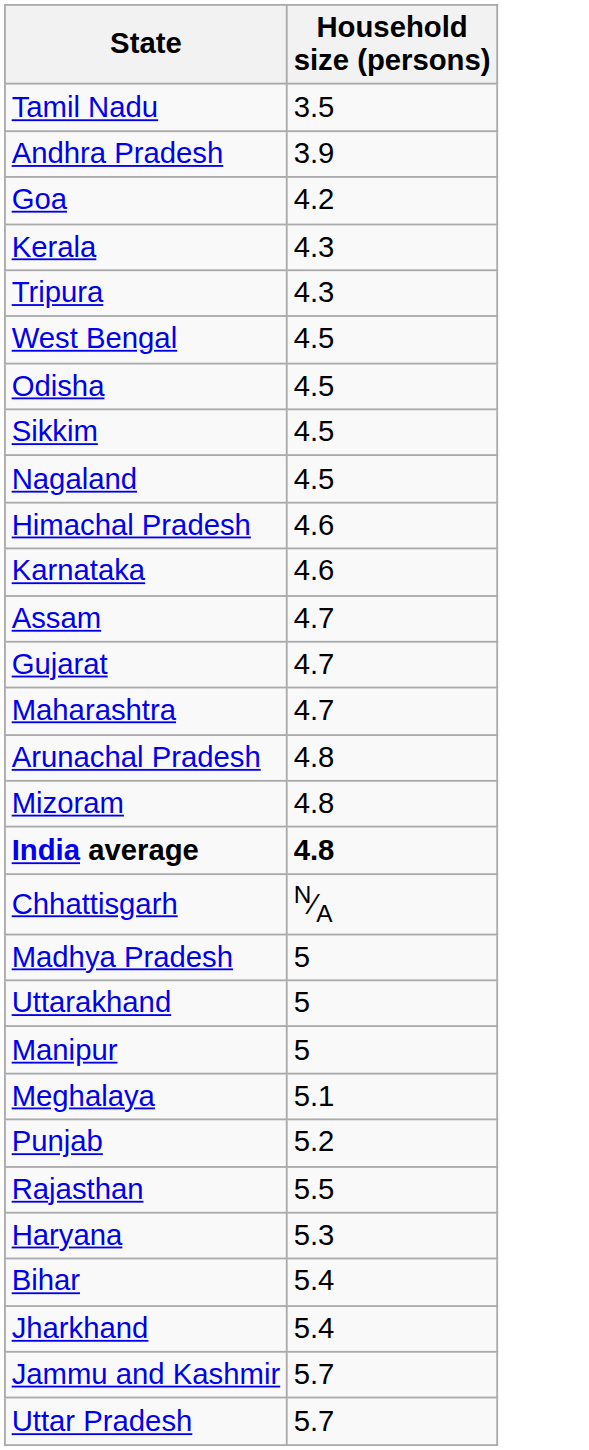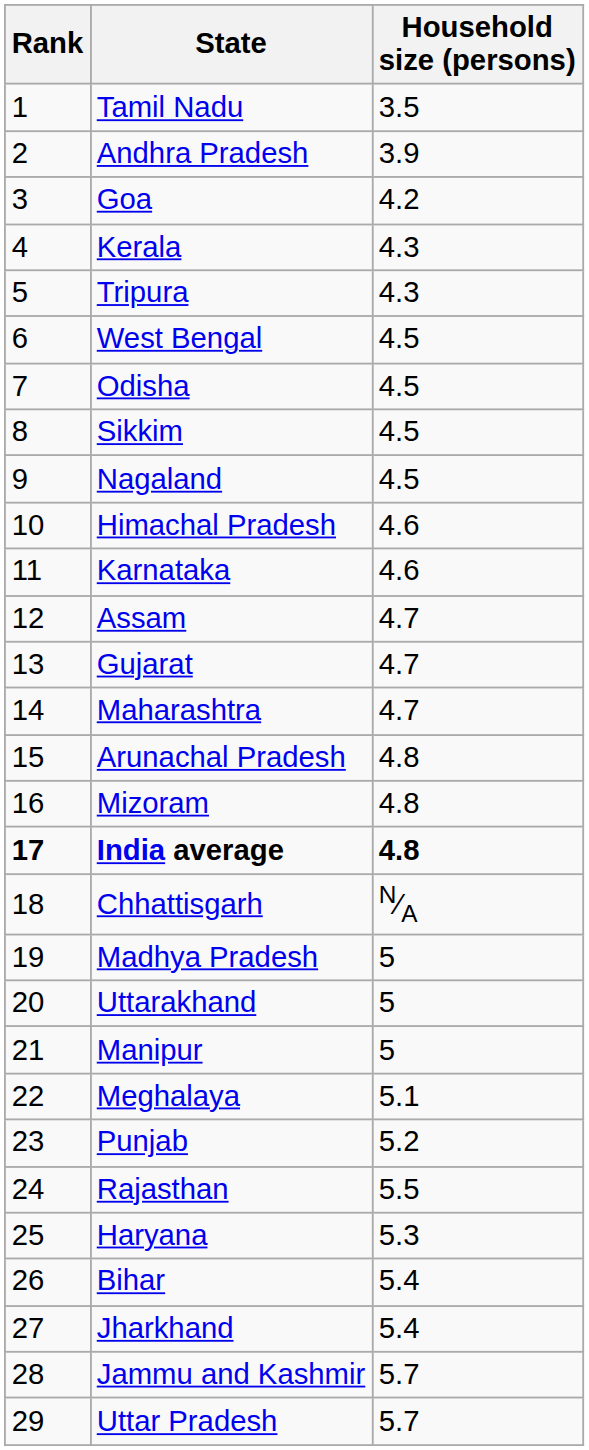+ column: (47, 44)
